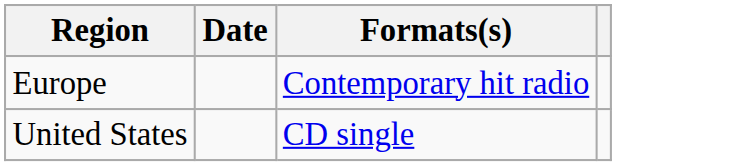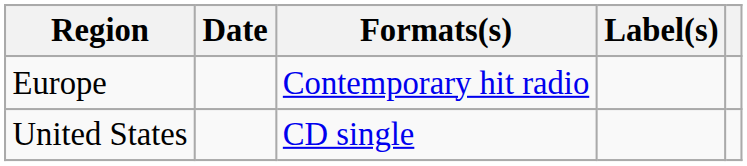+ column: (661, 30)
